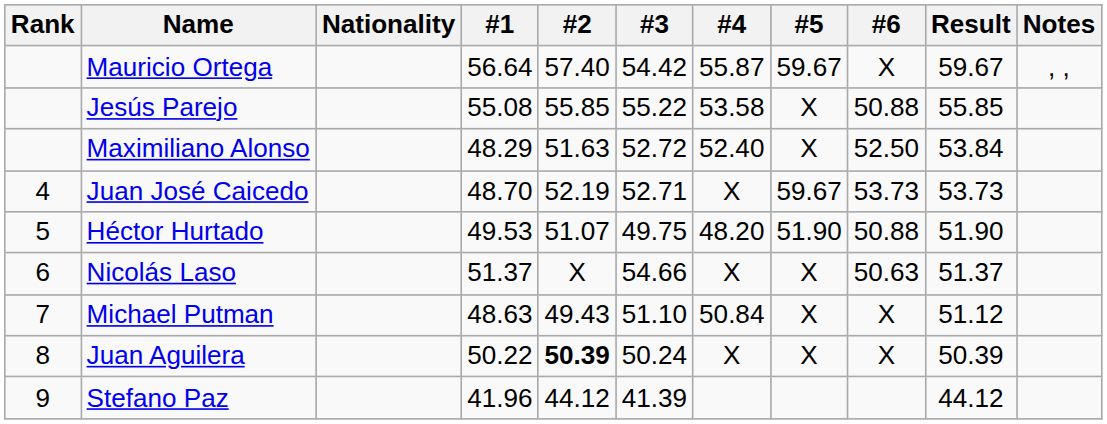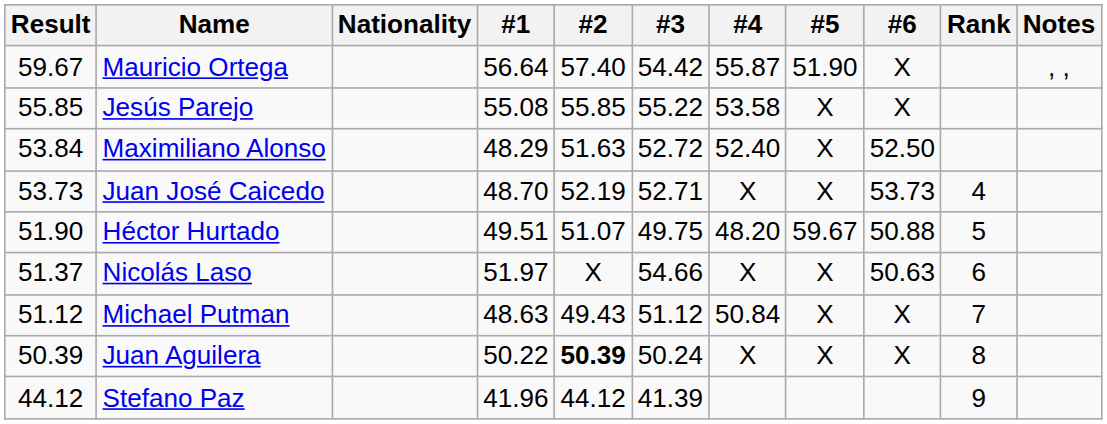columns swapped: (43, 25) <-> (971, 25)
(809, 66) 59.67 -> (825, 66) 51.90
(886, 107) 50.88 -> (902, 107) X
(809, 190) 59.67 -> (825, 190) X
(500, 231) 49.53 -> (516, 231) 49.51
(809, 231) 51.90 -> (825, 231) 59.67
(500, 273) 51.37 -> (516, 273) 51.97
(654, 314) 51.10 -> (670, 314) 51.12
